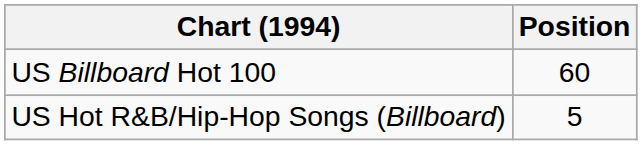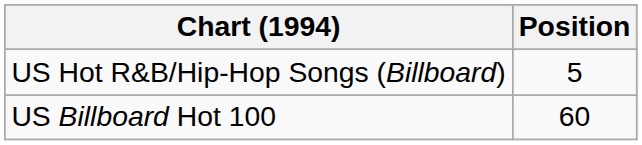rows swapped: (144, 71) <-> (259, 116)
